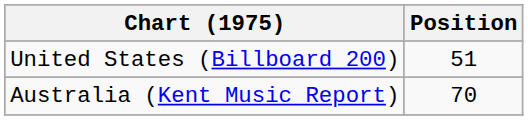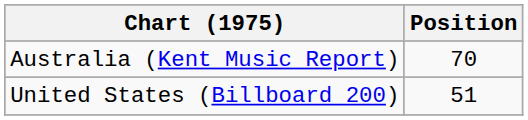rows swapped: (205, 96) <-> (205, 60)
